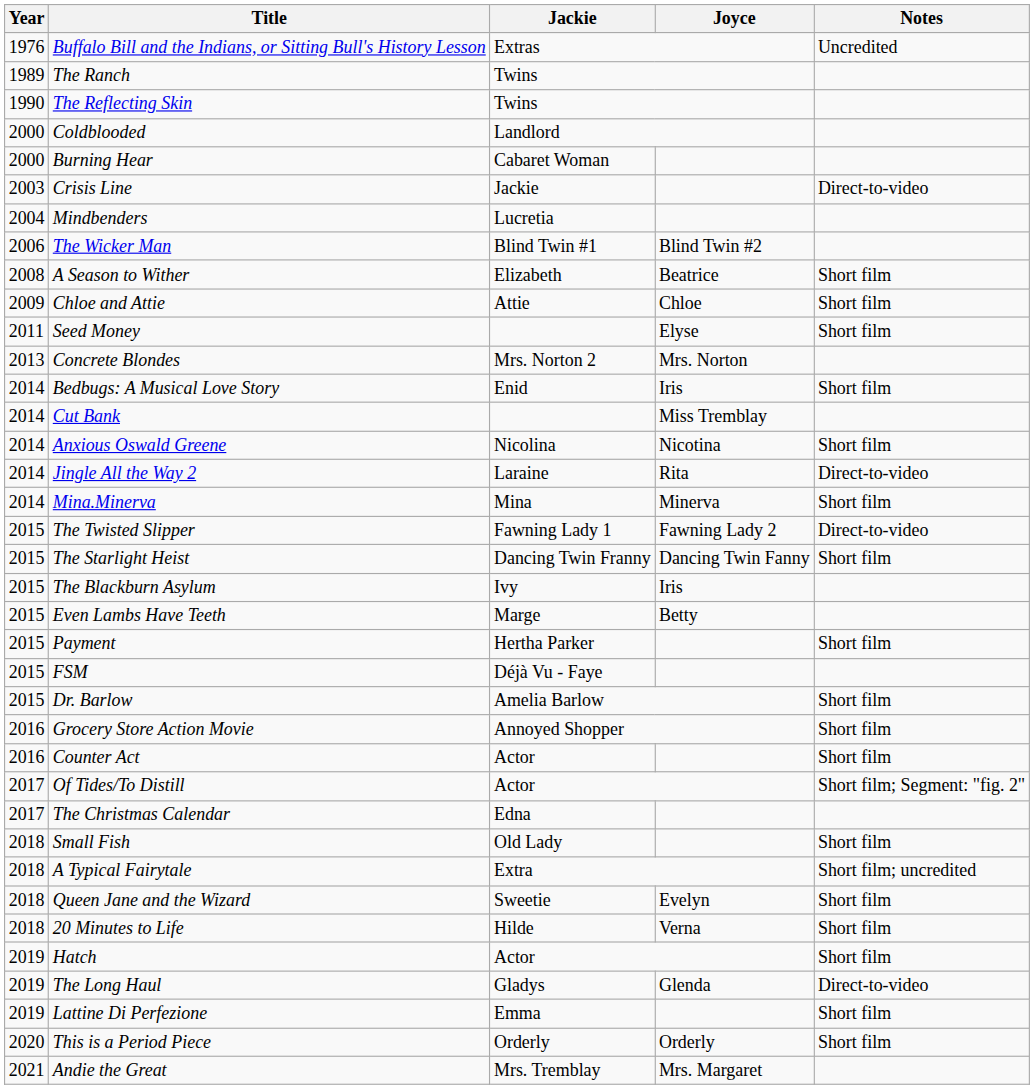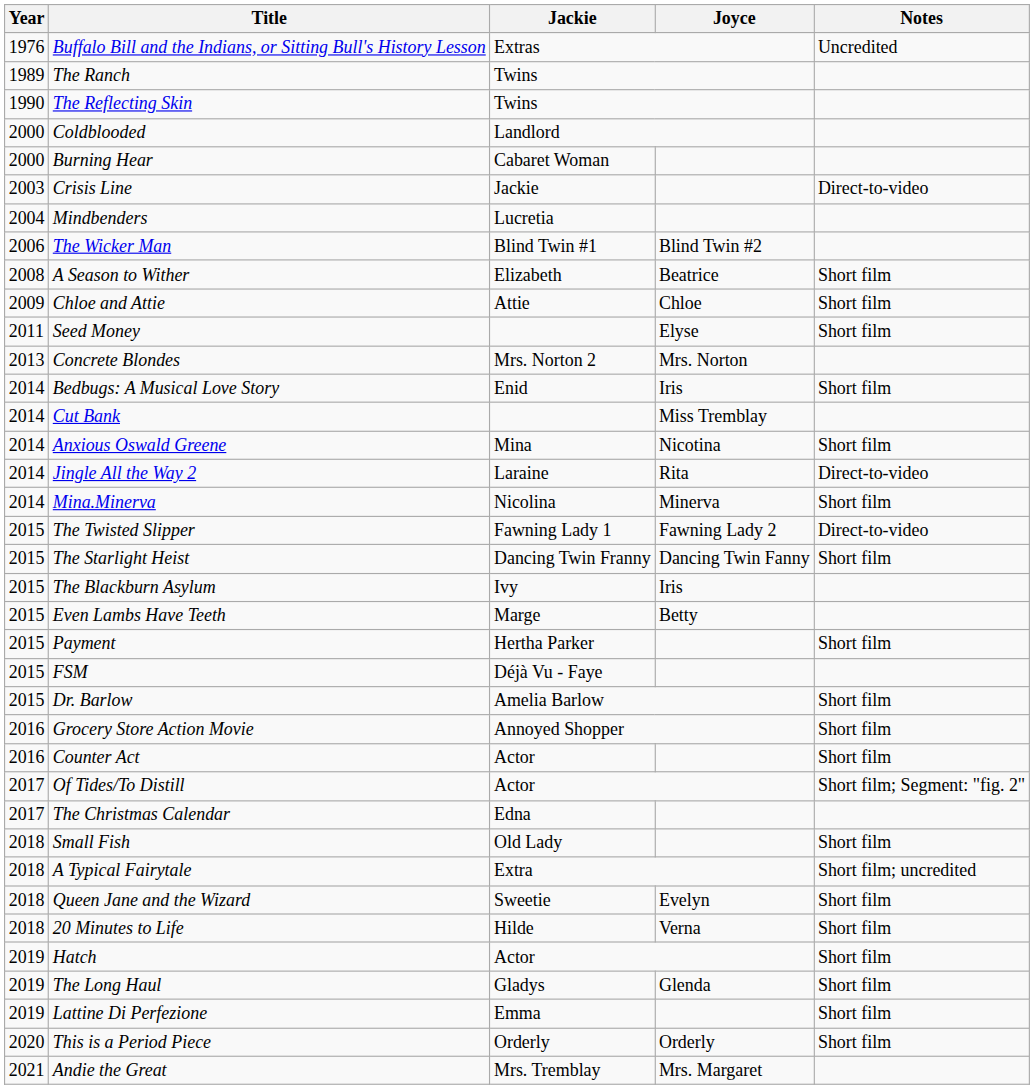(525, 445) Nicolina -> (513, 445) Mina
(513, 501) Mina -> (525, 501) Nicolina
(873, 984) Direct-to-video -> (855, 984) Short film
